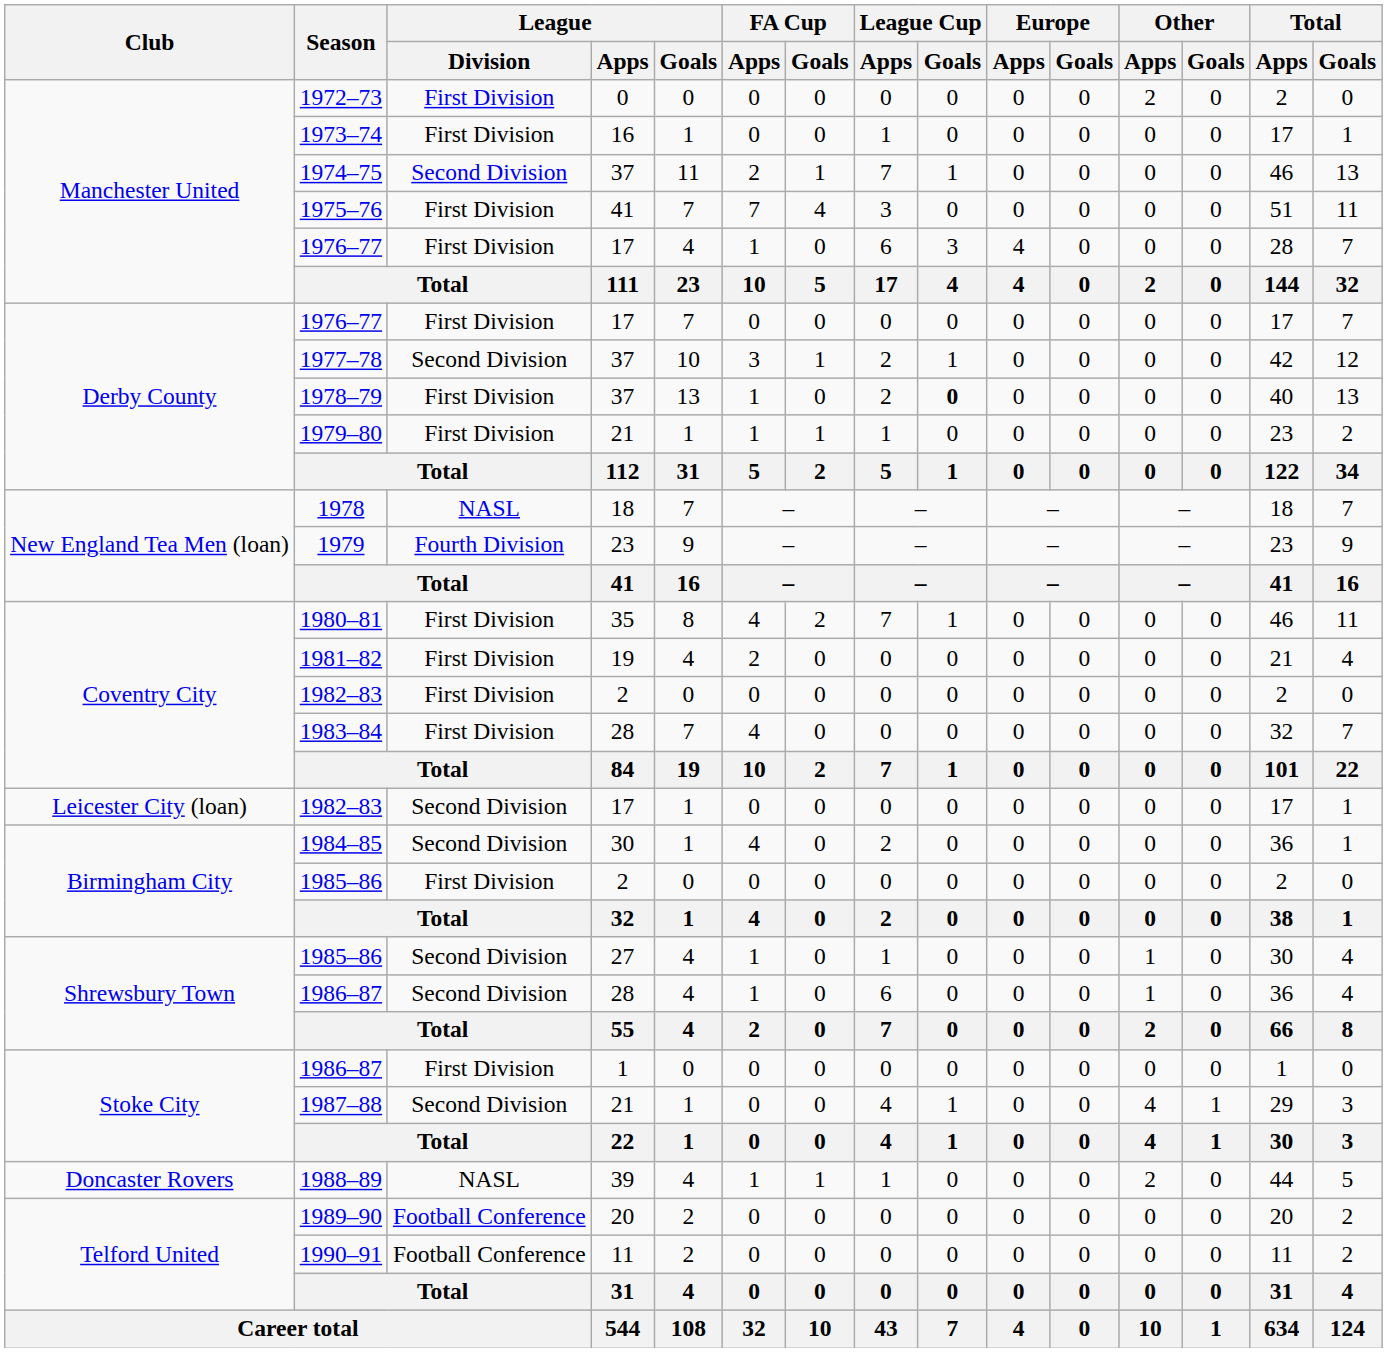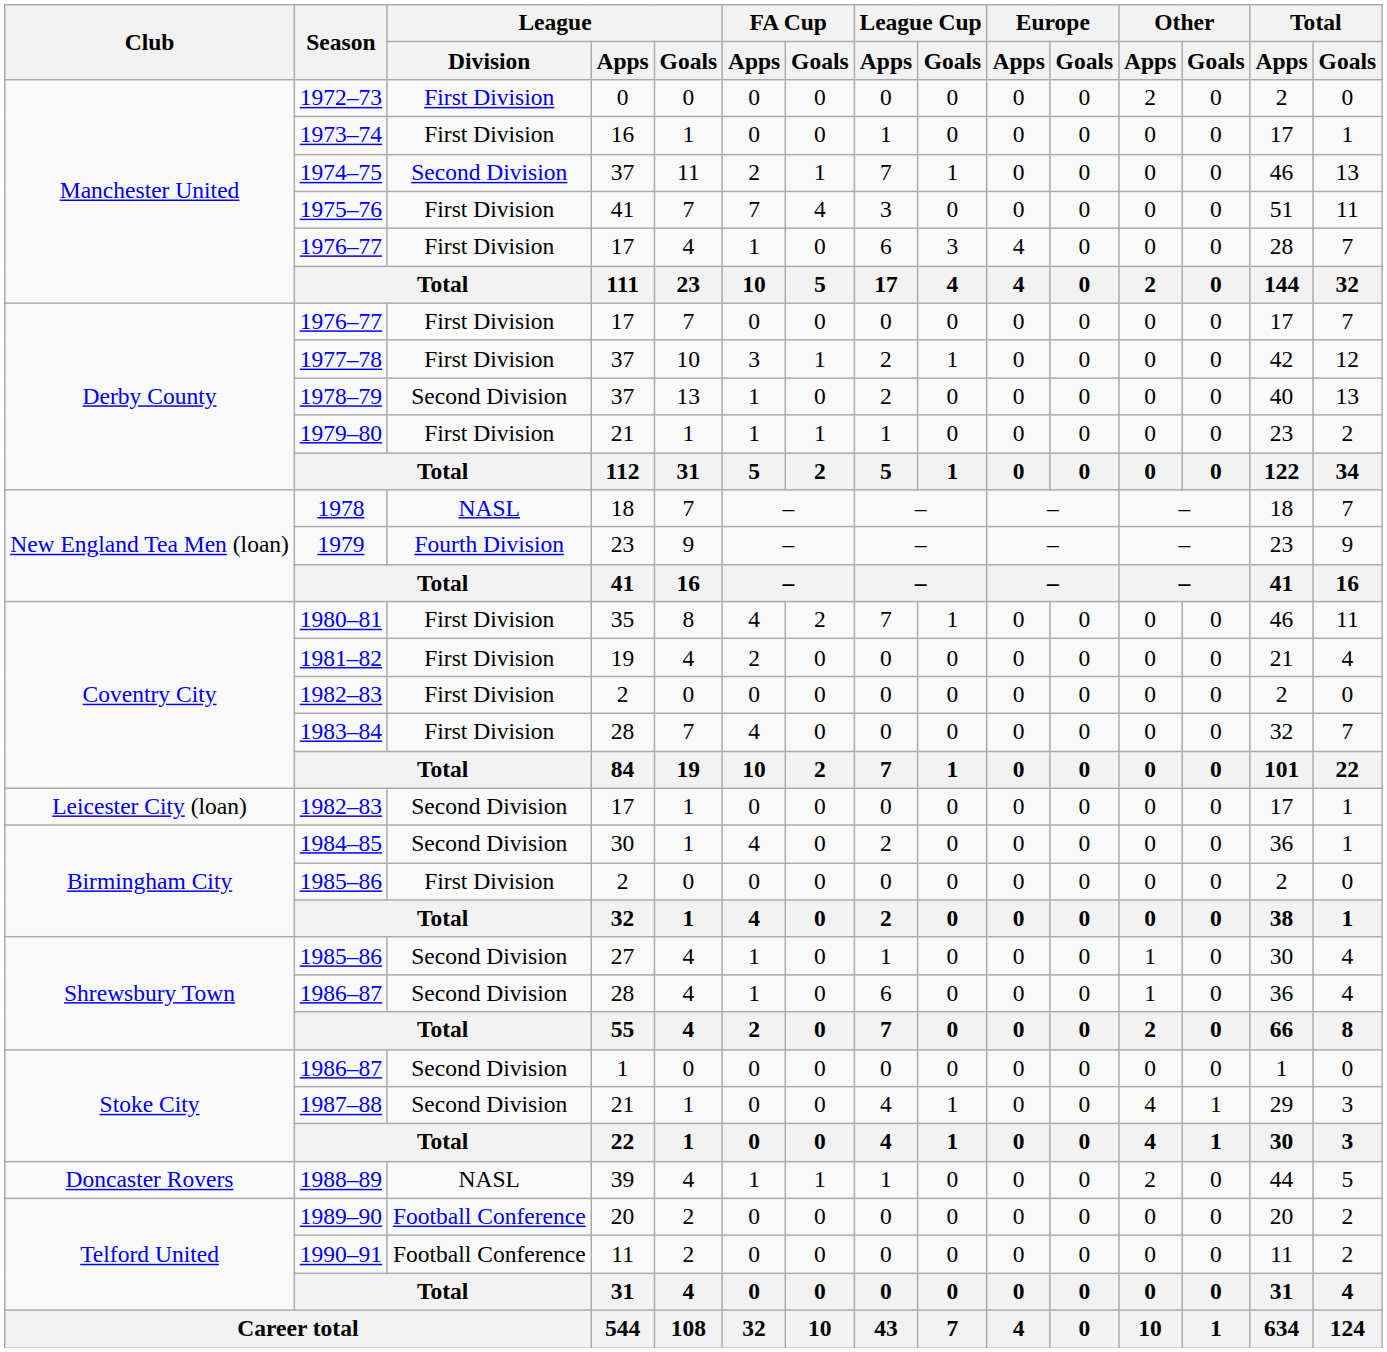(489, 358) Second Division -> (489, 358) First Division
(489, 396) First Division -> (489, 396) Second Division
(952, 396) bold -> (952, 396) normal
(489, 1067) First Division -> (489, 1067) Second Division
